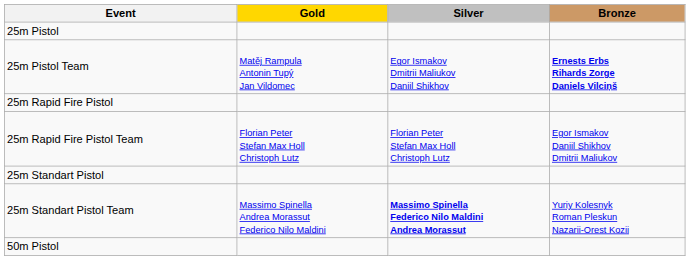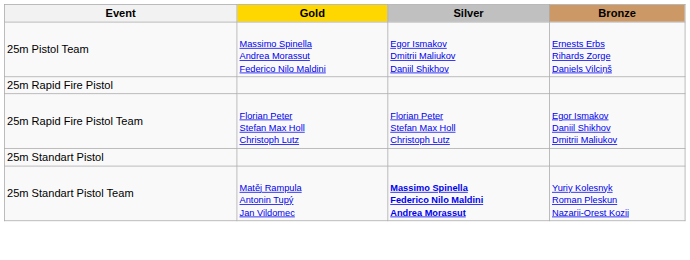- row: (33, 31)
(271, 74) Matěj Rampula Antonin Tupý Jan Vildomec -> (283, 56) Massimo Spinella Andrea Morassut Federico Nilo Maldini
(585, 73) bold -> (582, 56) normal
(283, 218) Massimo Spinella Andrea Morassut Federico Nilo Maldini -> (271, 200) Matěj Rampula Antonin Tupý Jan Vildomec
- row: (33, 247)
